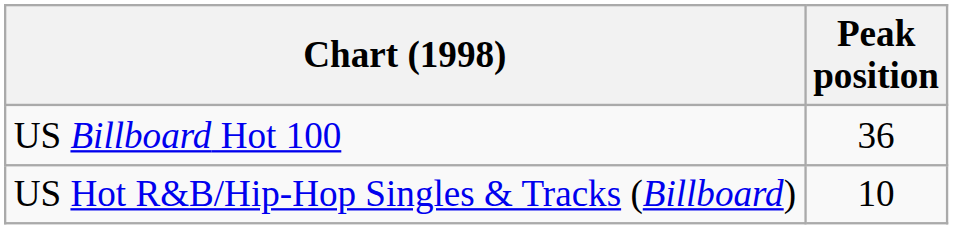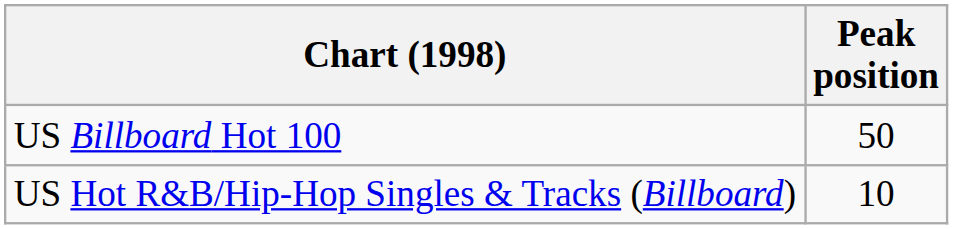(876, 134) 36 -> (876, 134) 50
